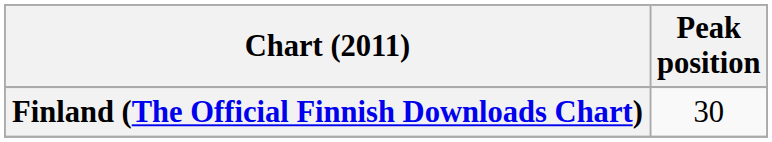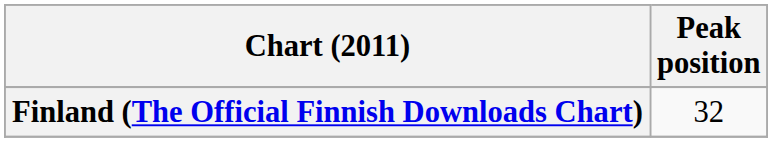(709, 111) 30 -> (709, 111) 32
